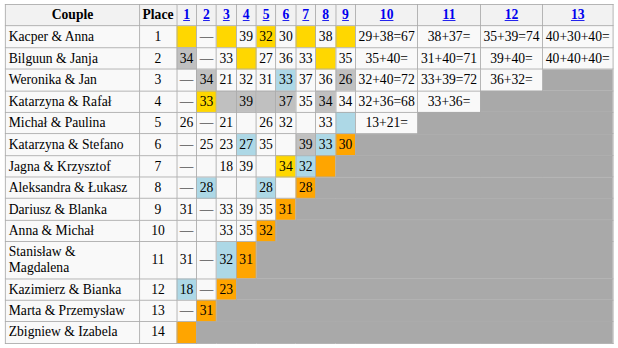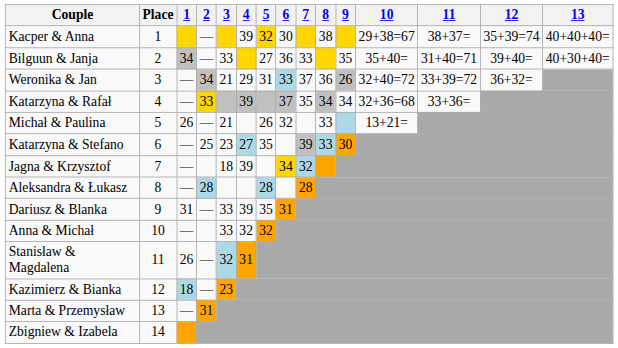(578, 36) 40+30+40= -> (578, 36) 40+40+40=
(578, 58) 40+40+40= -> (578, 58) 40+30+40=
(246, 79) 32 -> (246, 79) 29
(246, 230) 35 -> (246, 230) 32
(187, 260) 31 -> (187, 260) 26
